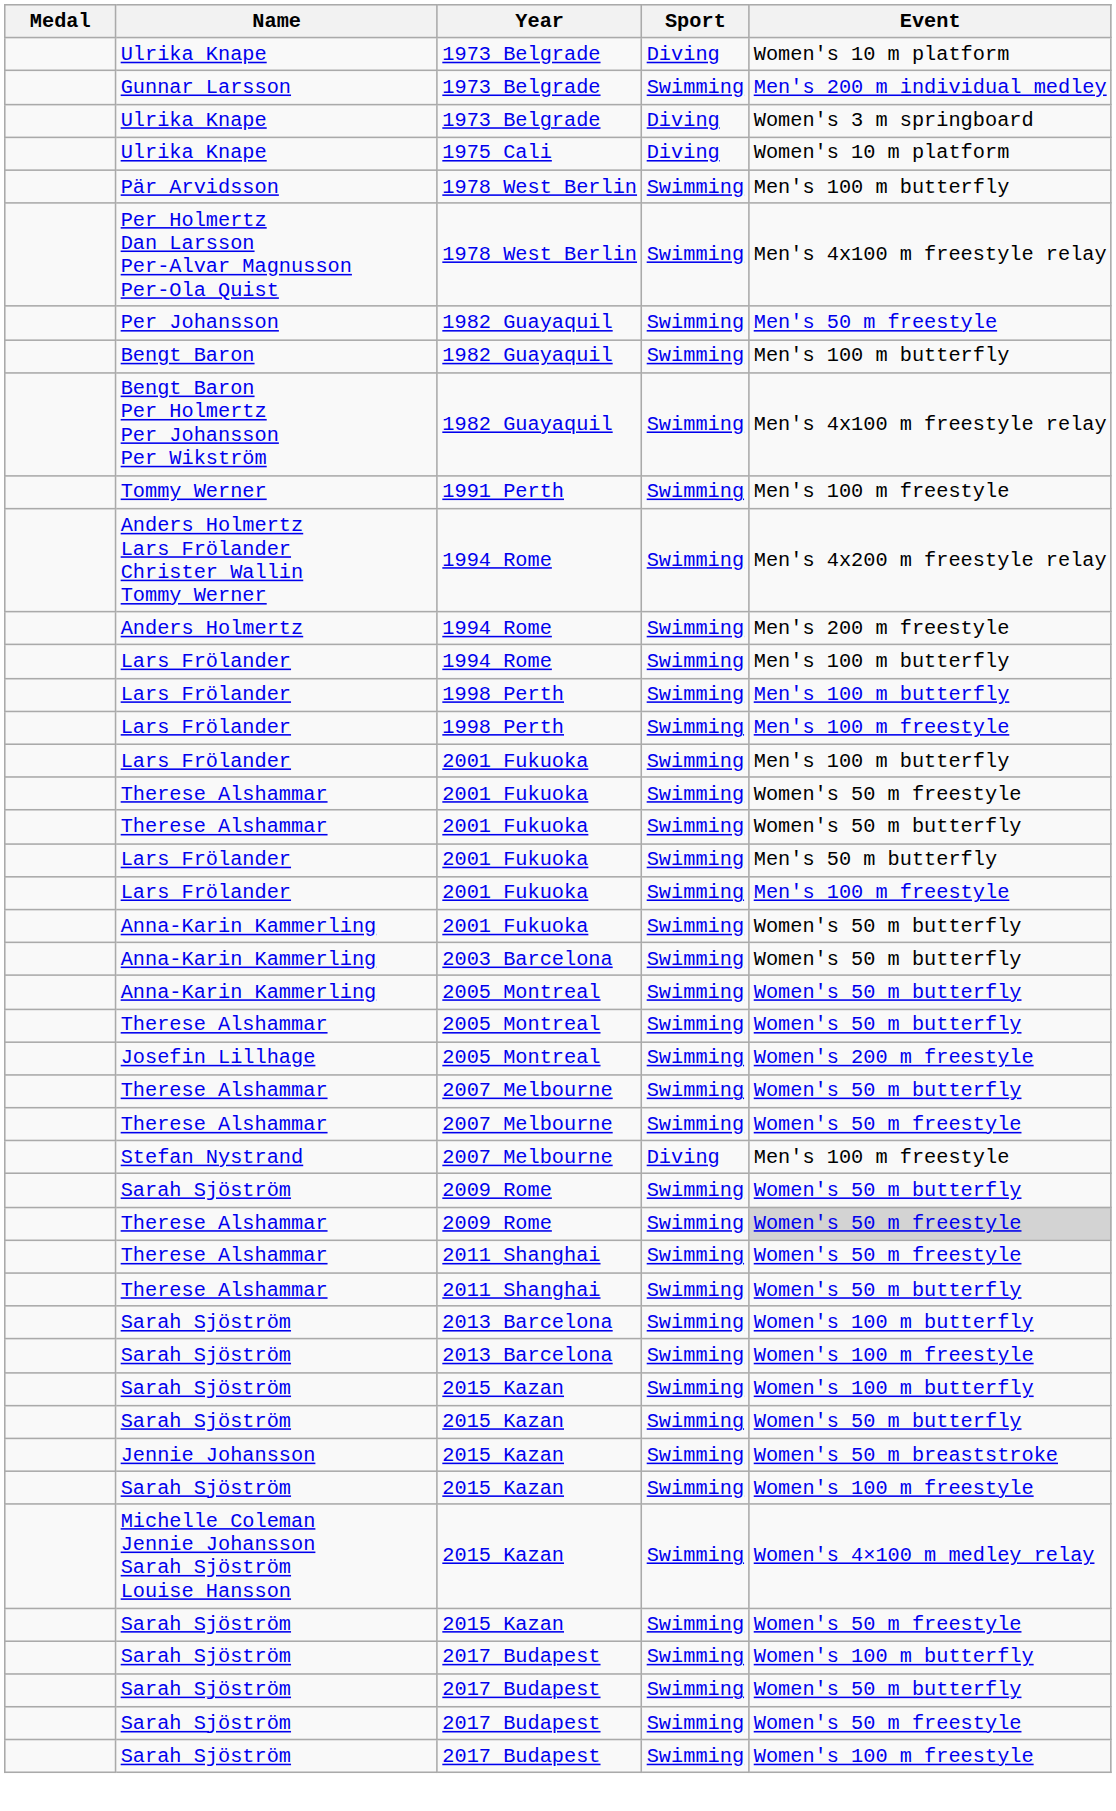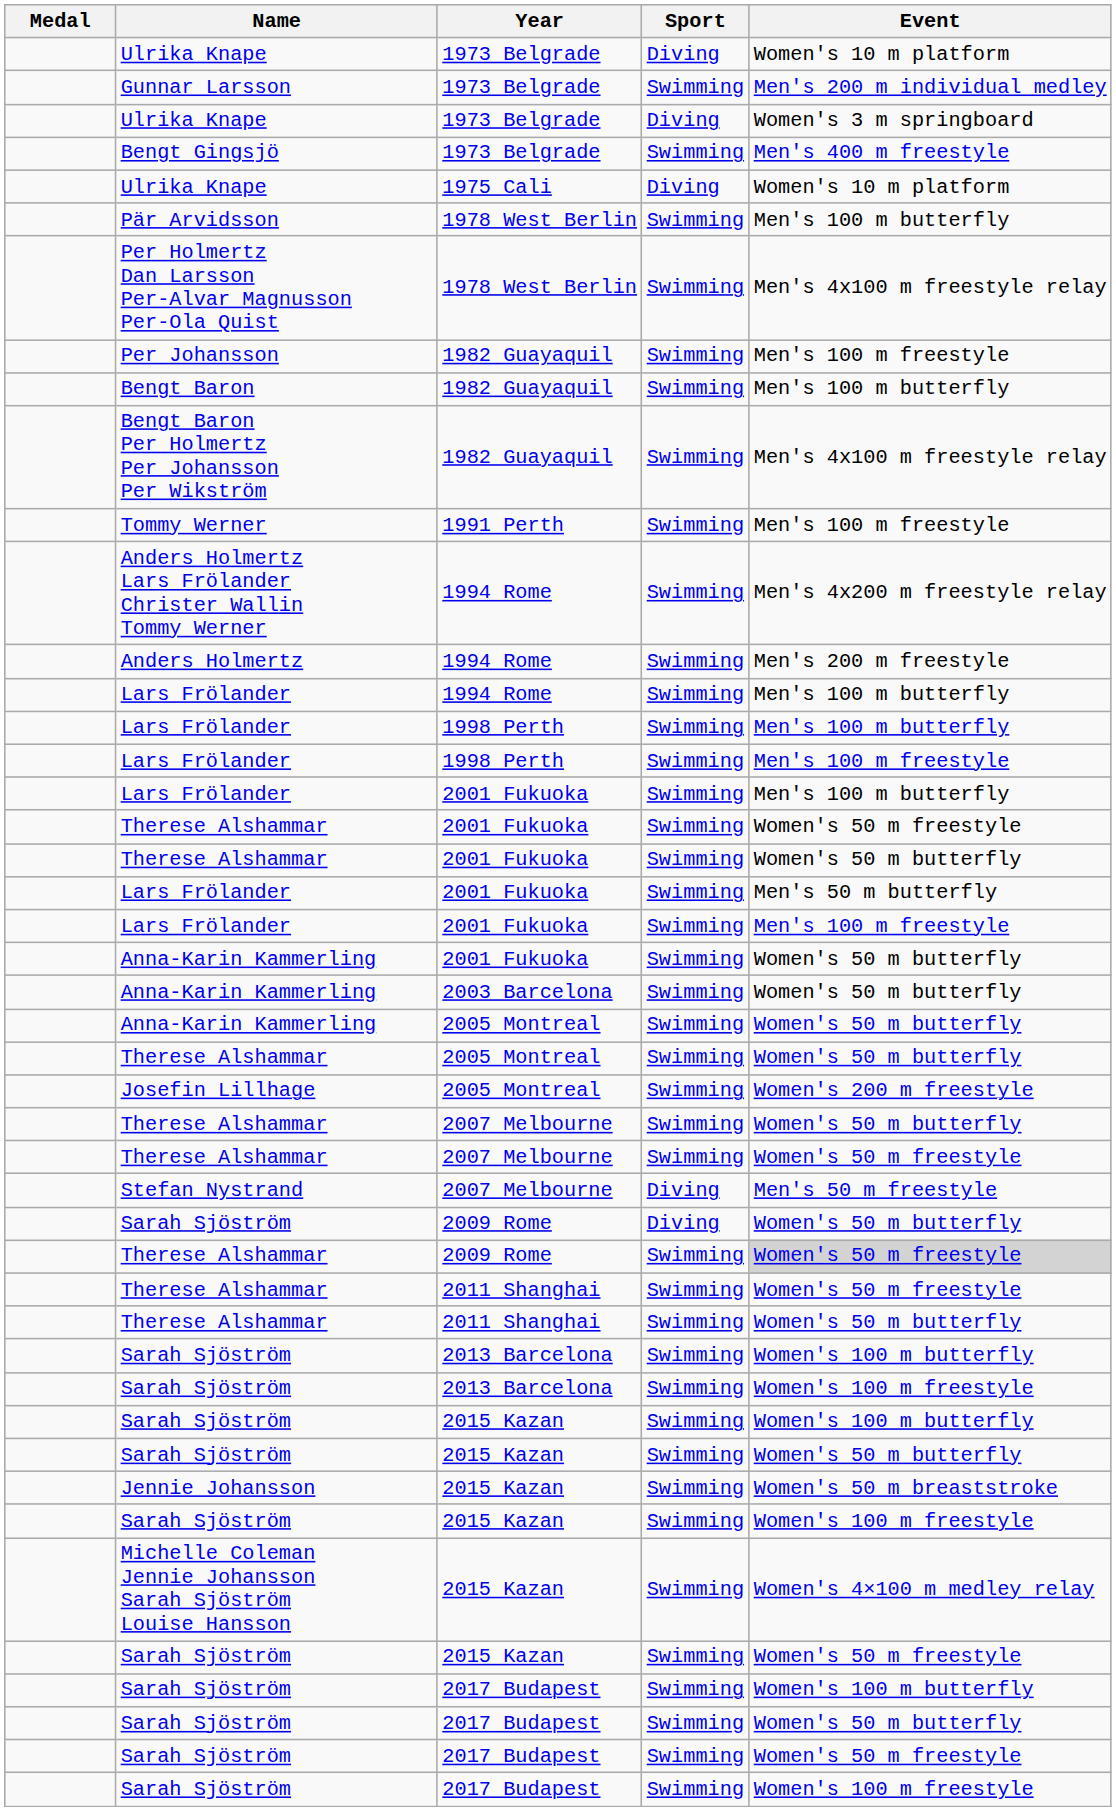+ row: (200, 154)
(875, 323) Men's 50 m freestyle -> (882, 356) Men's 100 m freestyle
(882, 1157) Men's 100 m freestyle -> (875, 1190) Men's 50 m freestyle
(695, 1190) Swimming -> (683, 1223) Diving
